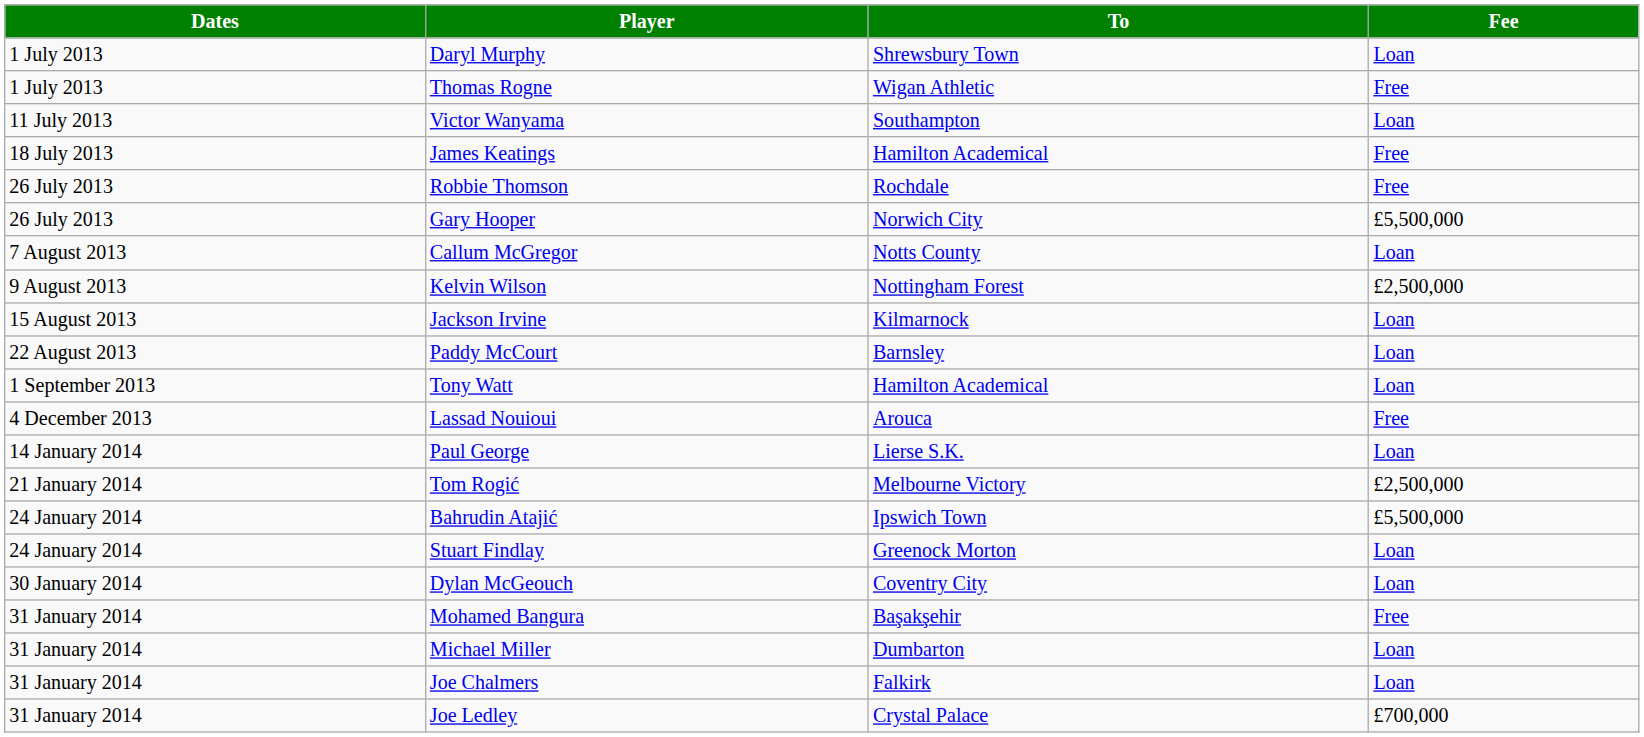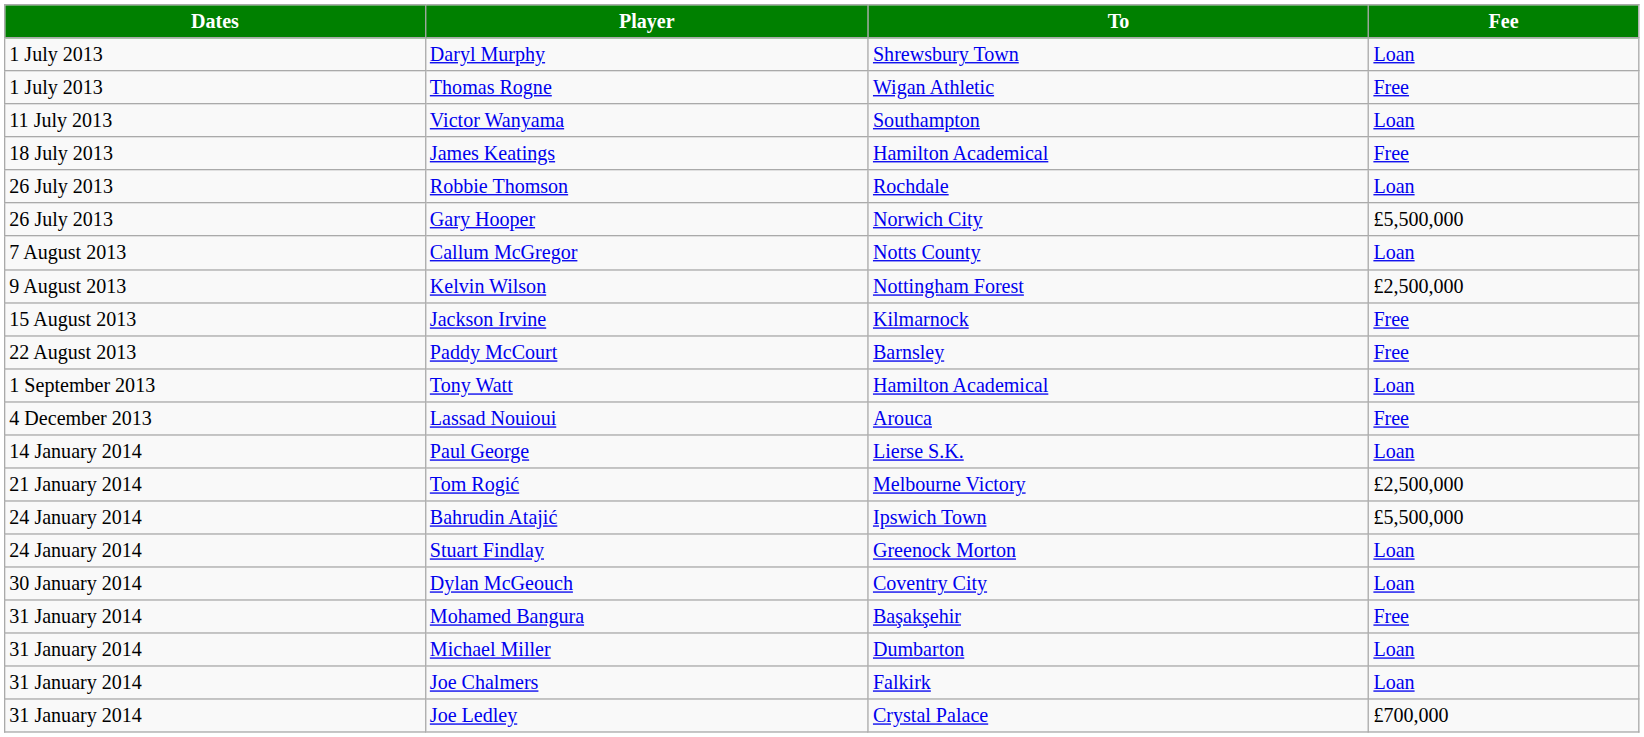(1391, 186) Free -> (1394, 186) Loan
(1394, 318) Loan -> (1391, 318) Free
(1394, 352) Loan -> (1391, 352) Free
